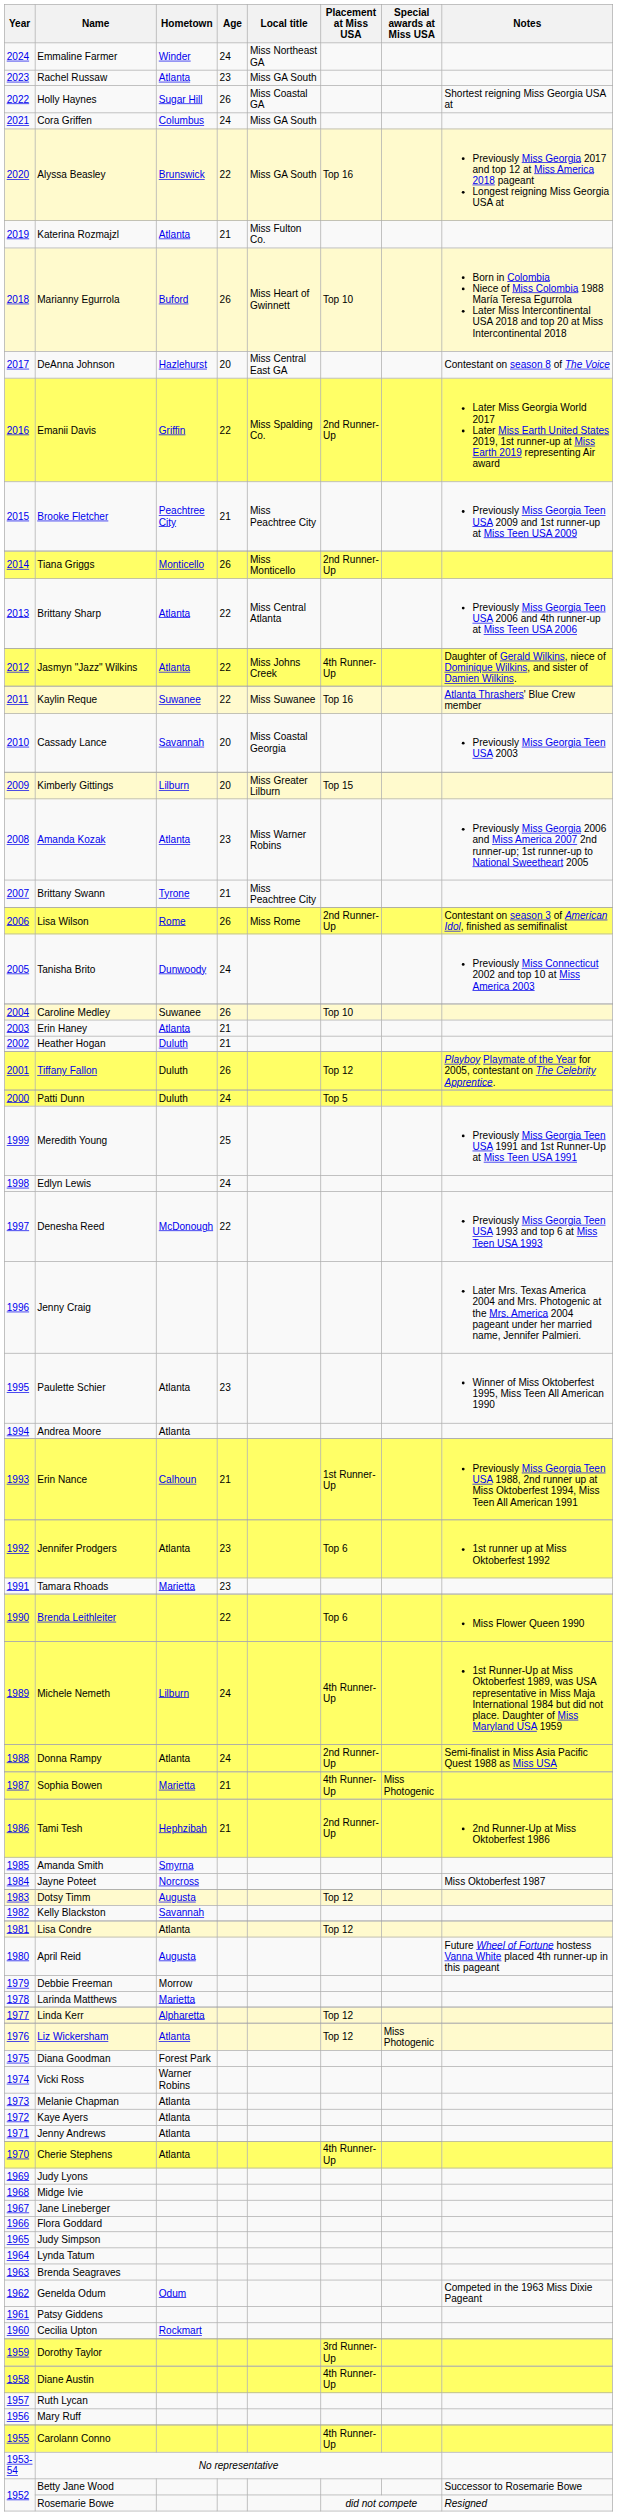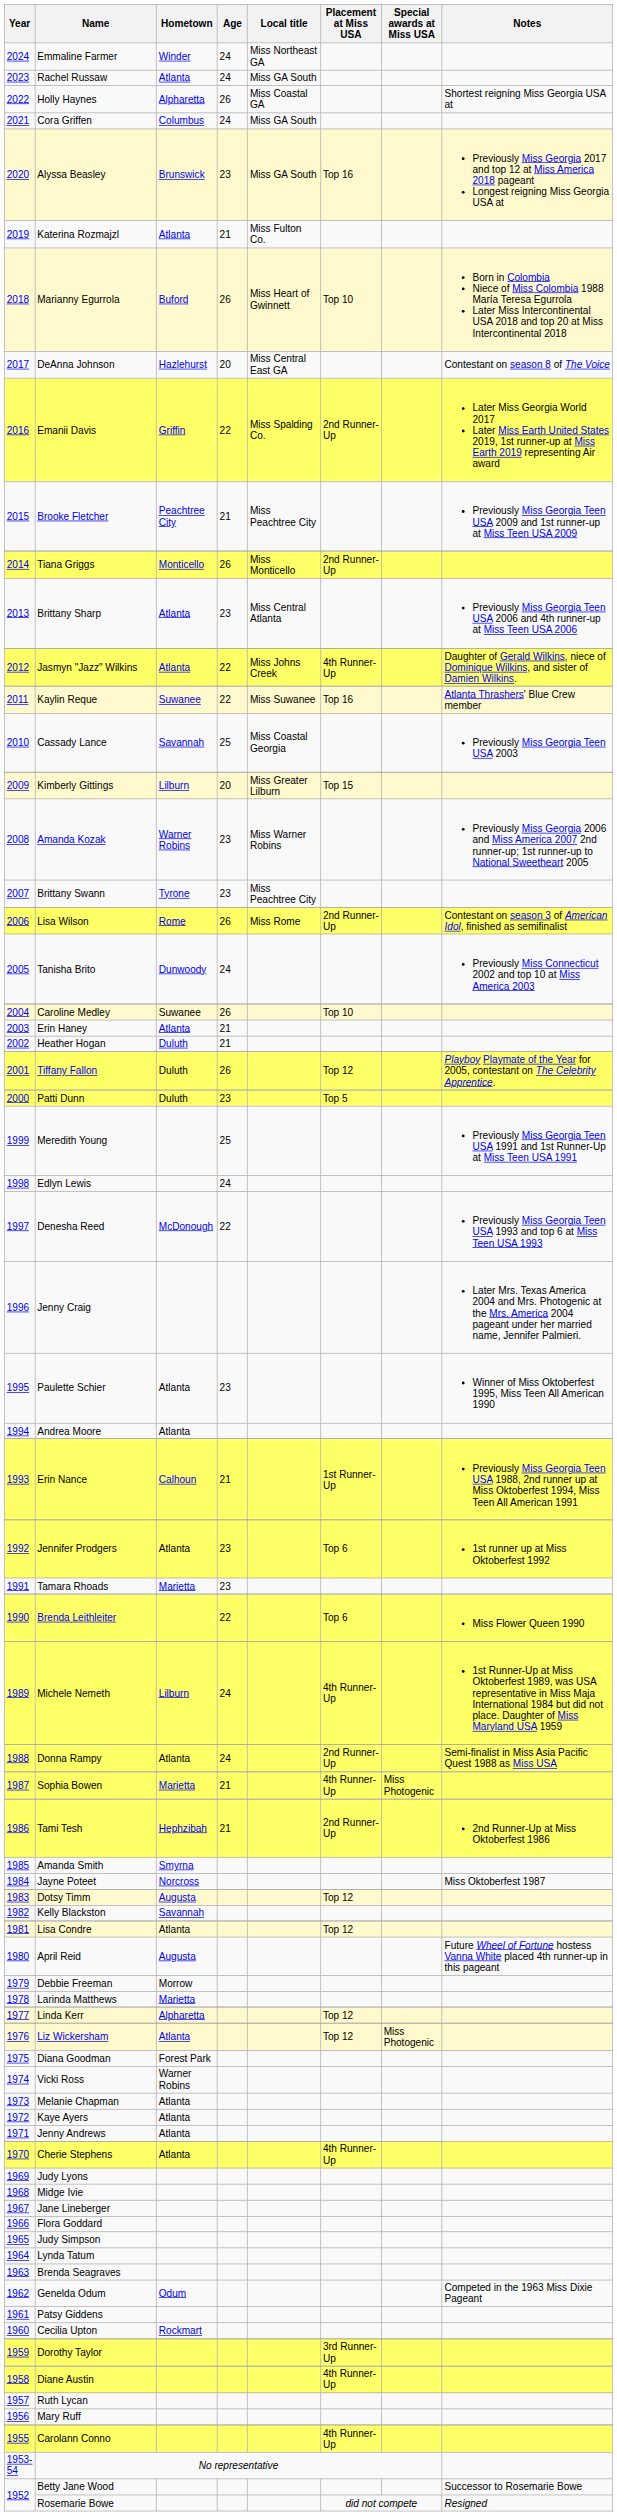(225, 78) 23 -> (225, 78) 24
(181, 100) Sugar Hill -> (182, 100) Alpharetta
(225, 175) 22 -> (225, 175) 23
(225, 614) 22 -> (225, 614) 23
(225, 743) 20 -> (225, 743) 25
(174, 840) Atlanta -> (175, 840) Warner Robins
(225, 894) 21 -> (225, 894) 23
(225, 1098) 24 -> (225, 1098) 23
